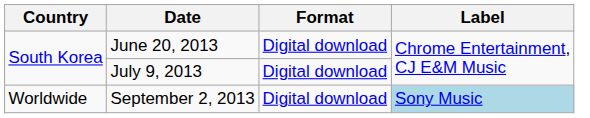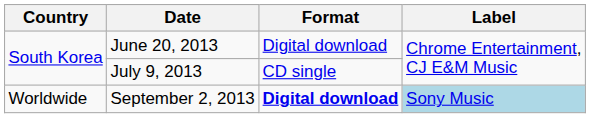(325, 71) Digital download -> (299, 71) CD single
(325, 98) normal -> (330, 98) bold
